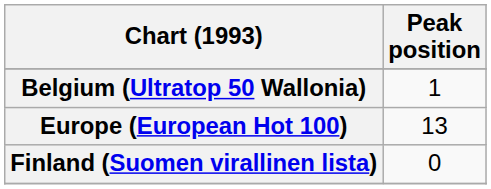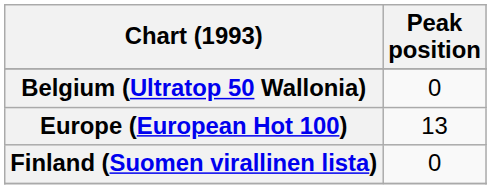(435, 88) 1 -> (435, 88) 0
